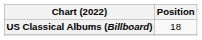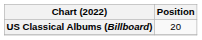(176, 27) 18 -> (176, 27) 20
